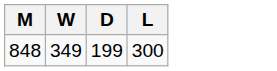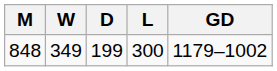+ column: (220, 19)
